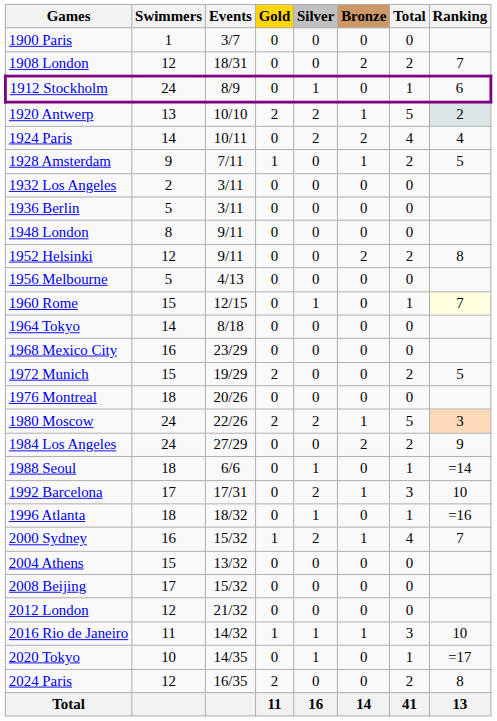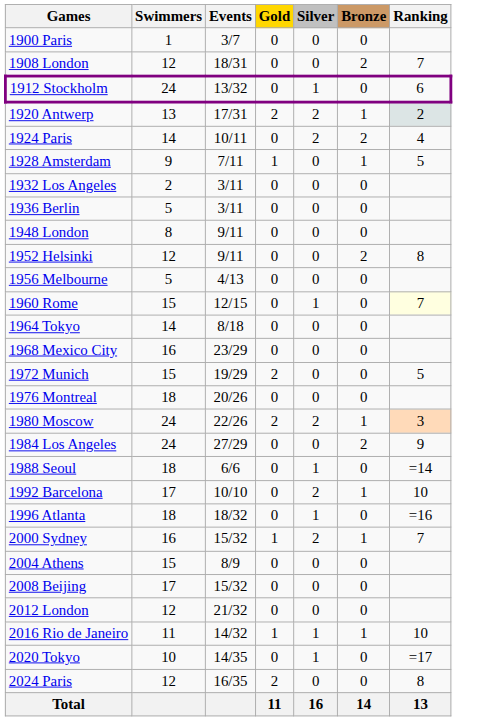- column: (409, 16)
(230, 88) 8/9 -> (230, 88) 13/32
(230, 114) 10/10 -> (230, 114) 17/31
(230, 491) 17/31 -> (230, 491) 10/10
(230, 562) 13/32 -> (230, 562) 8/9
